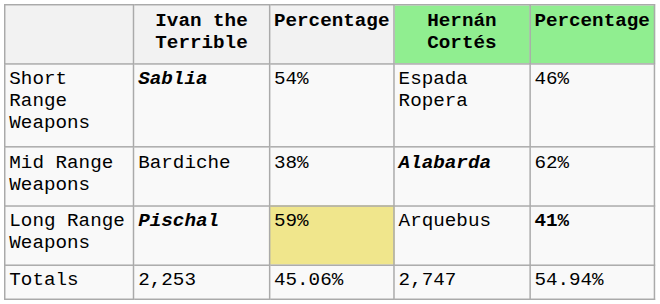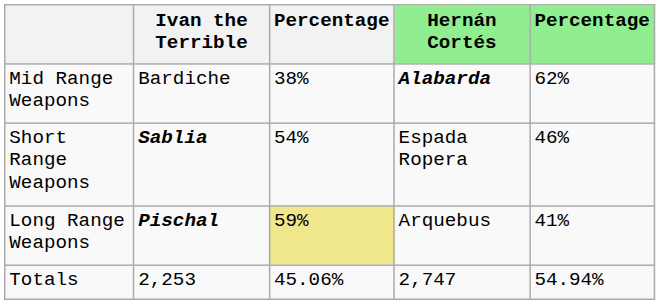rows swapped: (50, 102) <-> (61, 174)
(552, 222) bold -> (552, 222) normal
